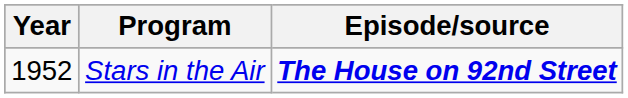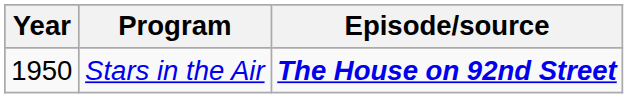(42, 69) 1952 -> (42, 69) 1950
